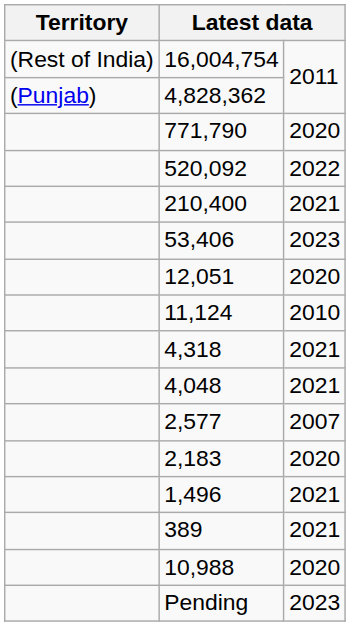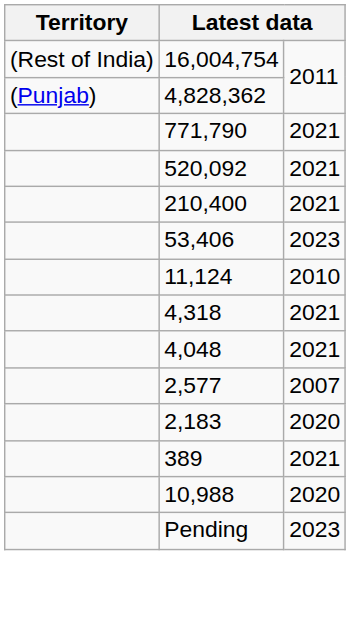(315, 131) 2020 -> (315, 131) 2021
(315, 167) 2022 -> (315, 167) 2021
- row: (199, 276)
- row: (193, 494)
